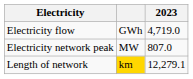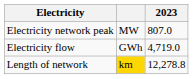rows swapped: (41, 30) <-> (60, 47)
(166, 64) 12,279.1 -> (166, 64) 12,278.8
